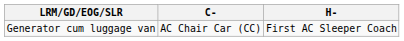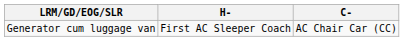columns swapped: (331, 12) <-> (211, 12)
